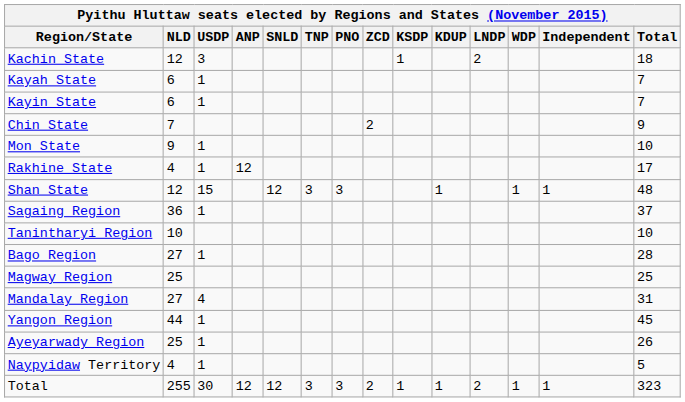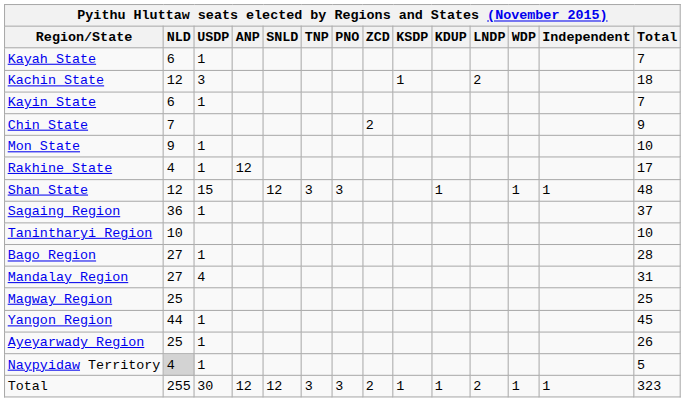rows swapped: (56, 59) <-> (52, 81)
rows swapped: (60, 277) <-> (68, 299)
(171, 365) no background -> (171, 365) lightgrey background
